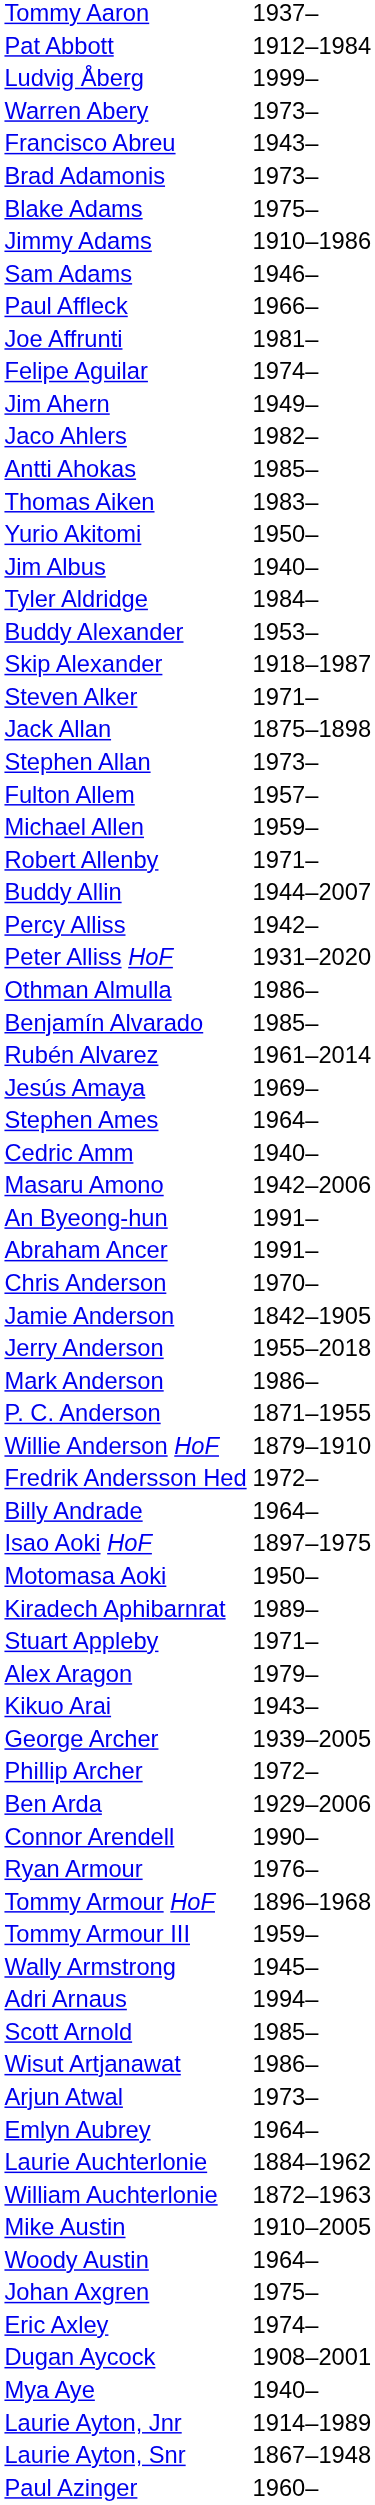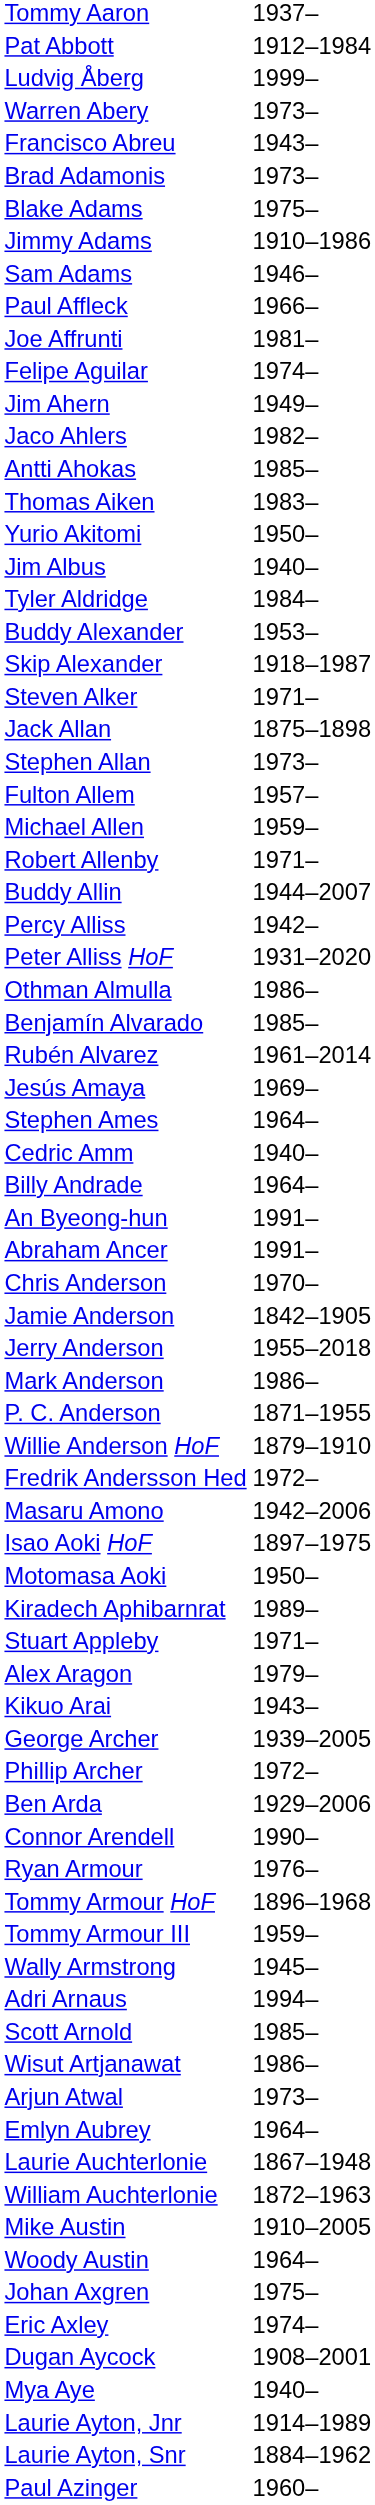rows swapped: (84, 1185) <-> (74, 1511)
(312, 2162) 1884–1962 -> (312, 2162) 1867–1948
(312, 2455) 1867–1948 -> (312, 2455) 1884–1962
